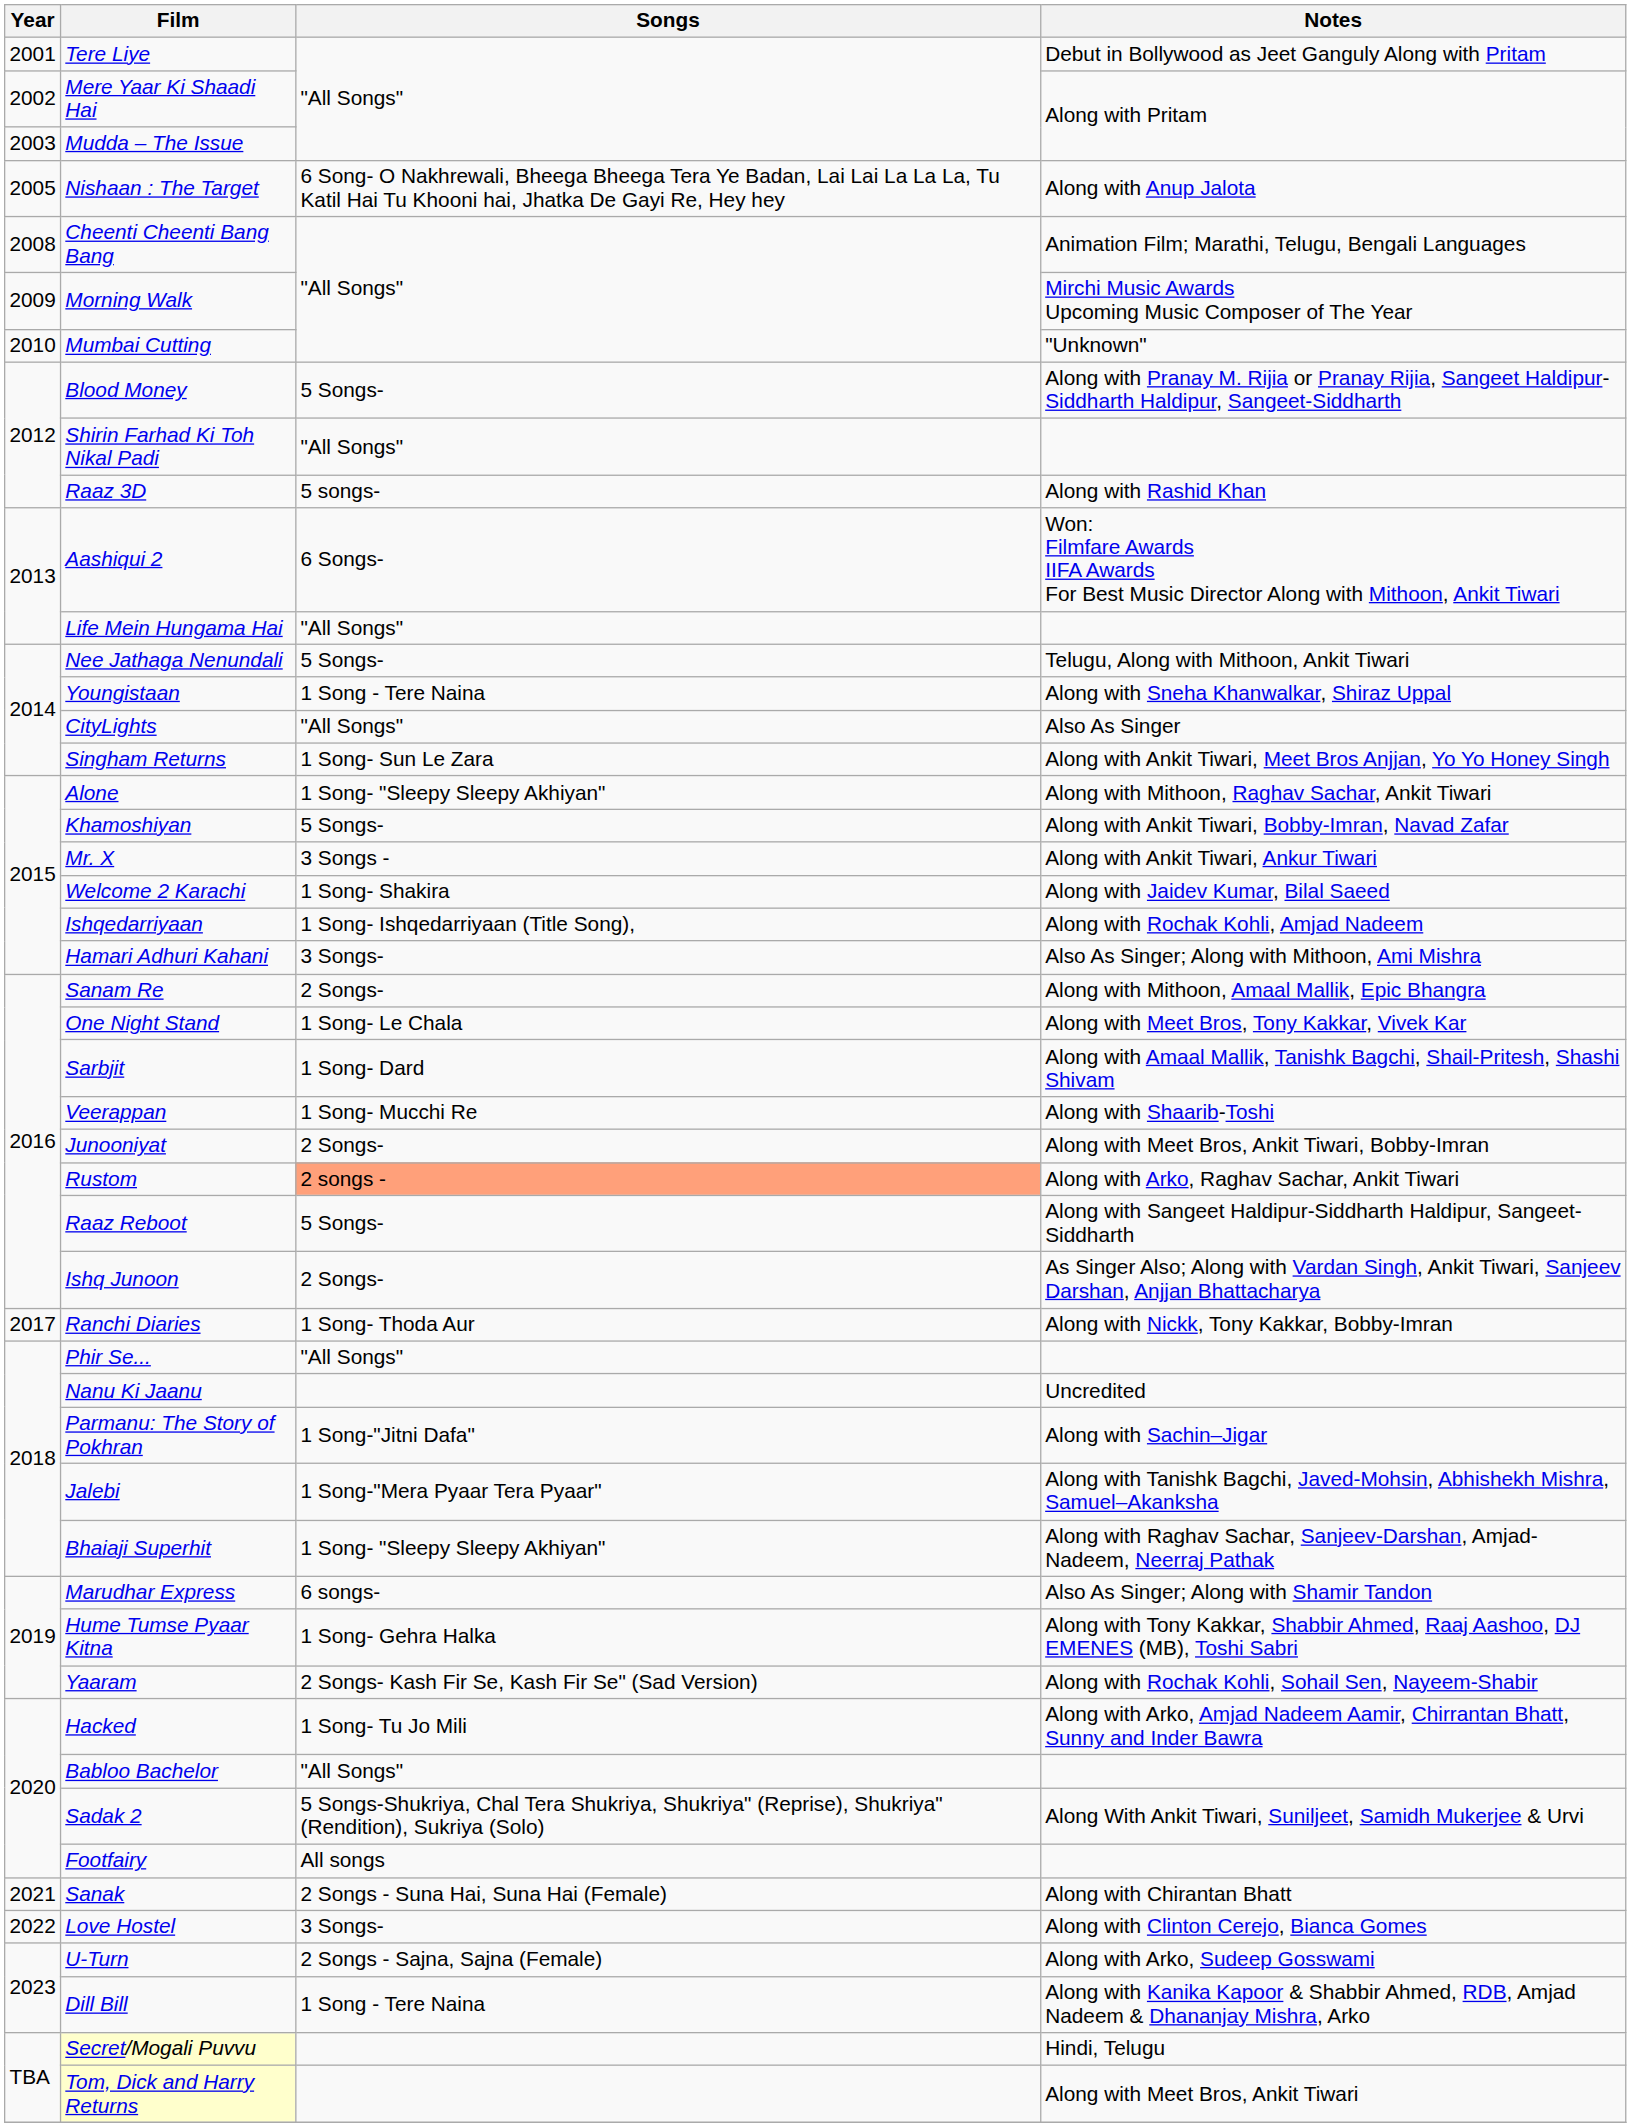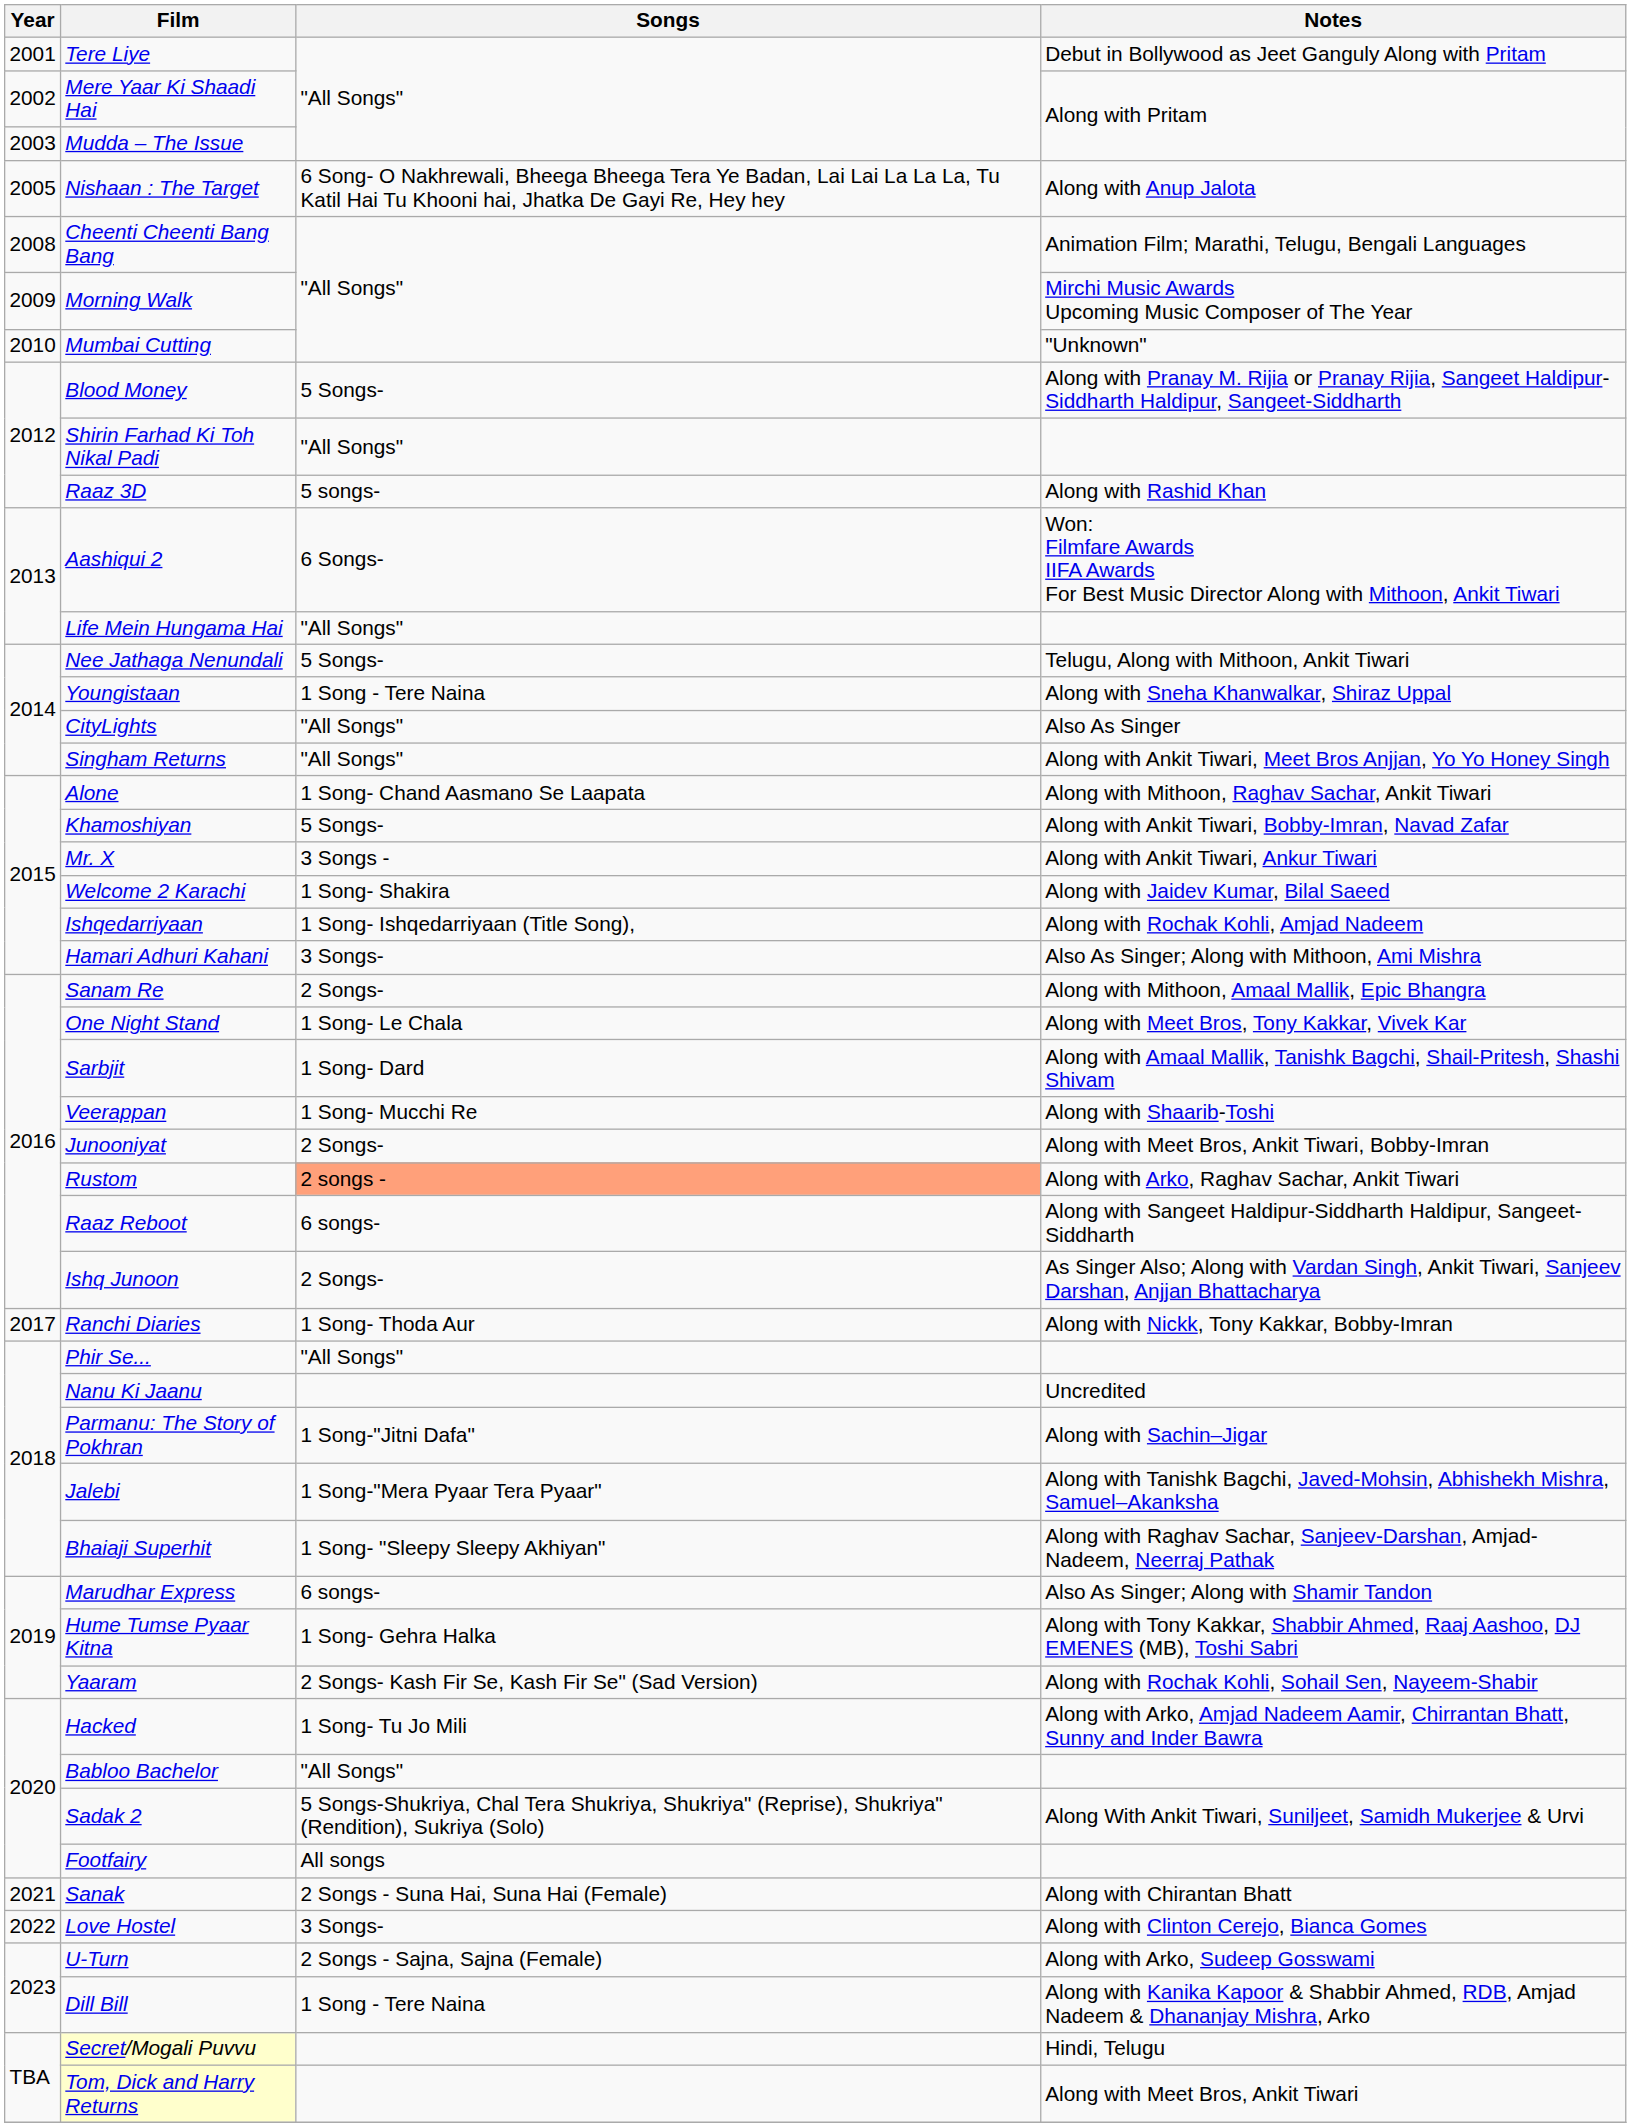(397, 759) 1 Song- Sun Le Zara -> (352, 759) "All Songs"
(453, 792) 1 Song- "Sleepy Sleepy Akhiyan" -> (473, 792) 1 Song- Chand Aasmano Se Laapata
(342, 1223) 5 Songs- -> (340, 1223) 6 songs-
